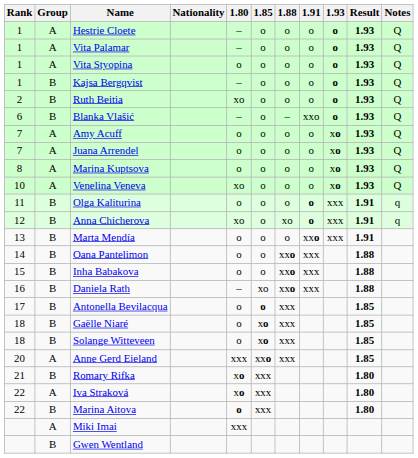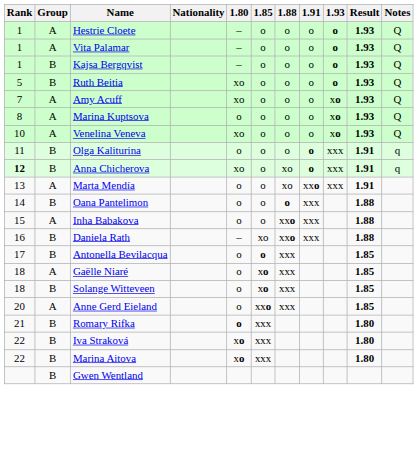- row: (103, 64)
(20, 99) 2 -> (20, 82) 5
- row: (103, 116)
(239, 133) o -> (239, 99) xo
- row: (106, 151)
(20, 220) normal -> (20, 168) bold
(53, 237) B -> (53, 185) A
(287, 237) o -> (287, 185) xo
(287, 254) xxo -> (287, 202) o
(53, 271) B -> (53, 220) A
(53, 323) B -> (53, 271) A
(239, 358) xxx -> (239, 306) o
(239, 375) xo -> (239, 323) o
(53, 392) A -> (53, 340) B
(239, 409) o -> (239, 358) xo
- row: (95, 427)
